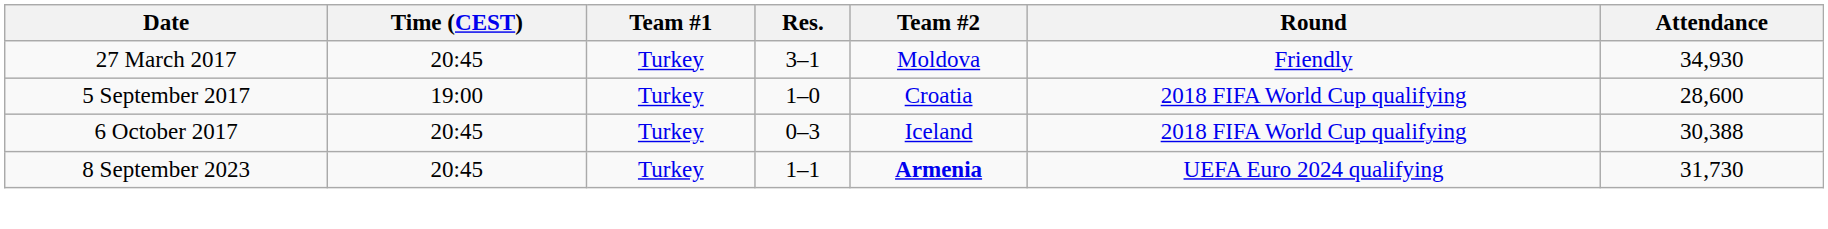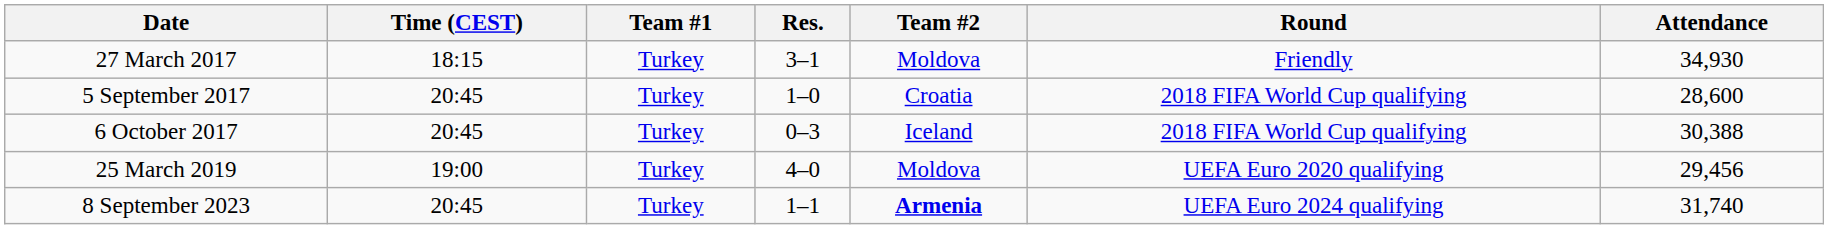(457, 59) 20:45 -> (457, 59) 18:15
(457, 95) 19:00 -> (457, 95) 20:45
+ row: (166, 168)
(1712, 168) 31,730 -> (1712, 205) 31,740
